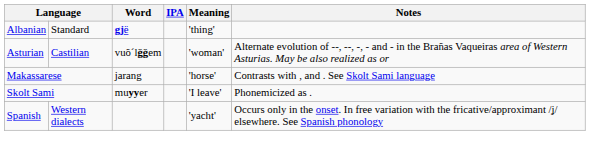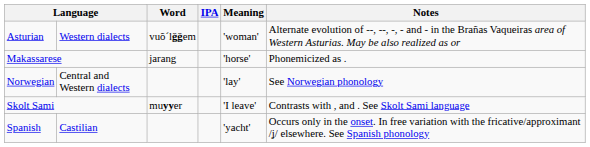- row: (26, 30)
(70, 53) Castilian -> (95, 36) Western dialects
(335, 76) Contrasts with , and . See Skolt Sami language -> (308, 59) Phonemicized as .
+ row: (31, 82)
(273, 93) Phonemicized as . -> (369, 105) Contrasts with , and . See Skolt Sami language
(68, 116) Western dialects -> (78, 128) Castilian
